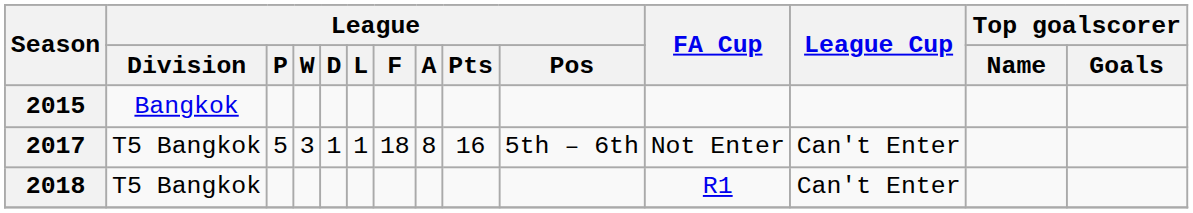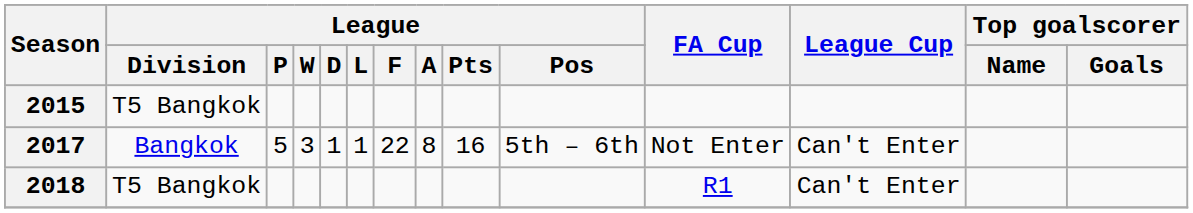(187, 106) Bangkok -> (187, 106) T5 Bangkok
(187, 147) T5 Bangkok -> (187, 147) Bangkok
(395, 147) 18 -> (395, 147) 22
